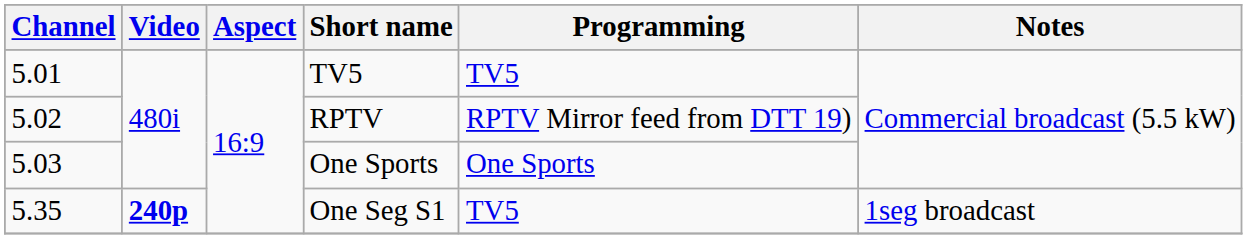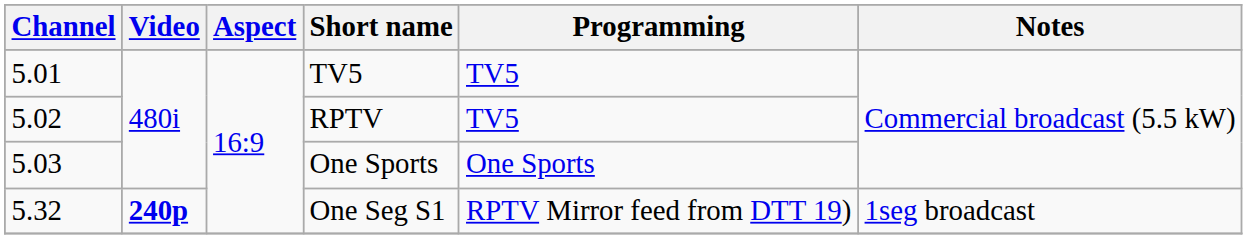(659, 118) RPTV Mirror feed from DTT 19) -> (492, 118) TV5
(37, 210) 5.35 -> (37, 210) 5.32
(492, 210) TV5 -> (659, 210) RPTV Mirror feed from DTT 19)
